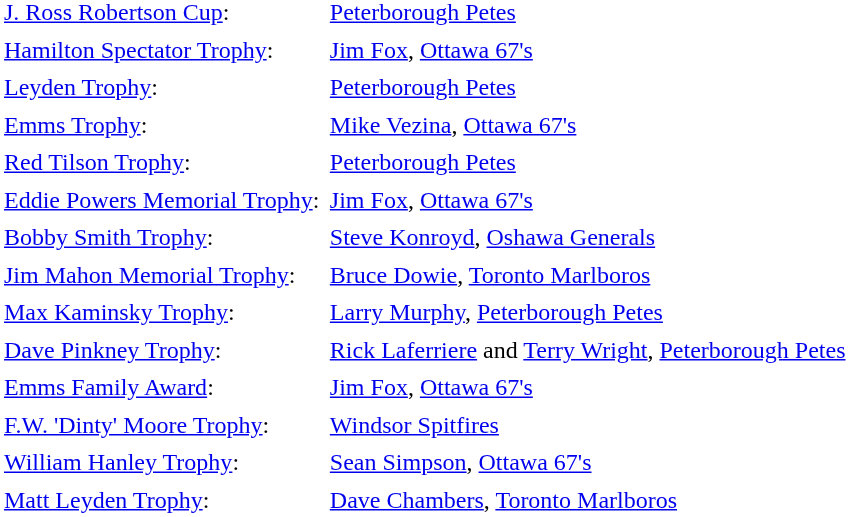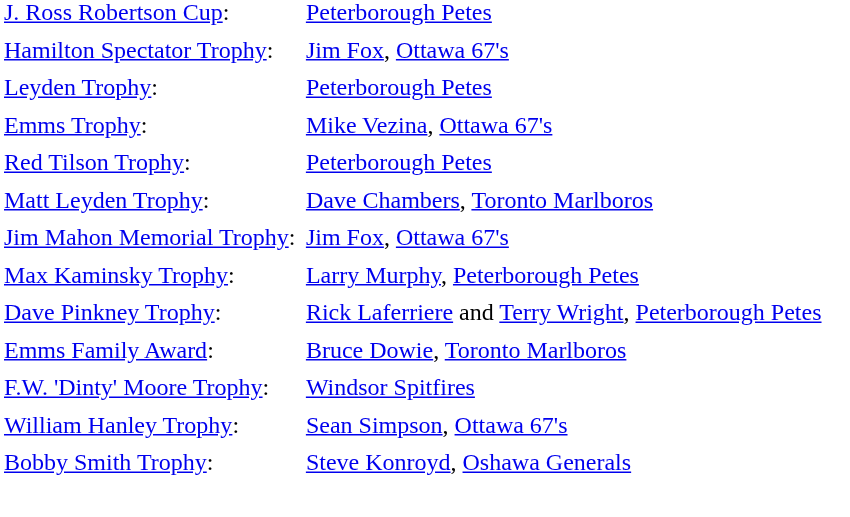- row: (162, 199)
rows swapped: (107, 499) <-> (109, 237)
(490, 274) Bruce Dowie, Toronto Marlboros -> (407, 237) Jim Fox, Ottawa 67's
(431, 387) Jim Fox, Ottawa 67's -> (466, 349) Bruce Dowie, Toronto Marlboros
